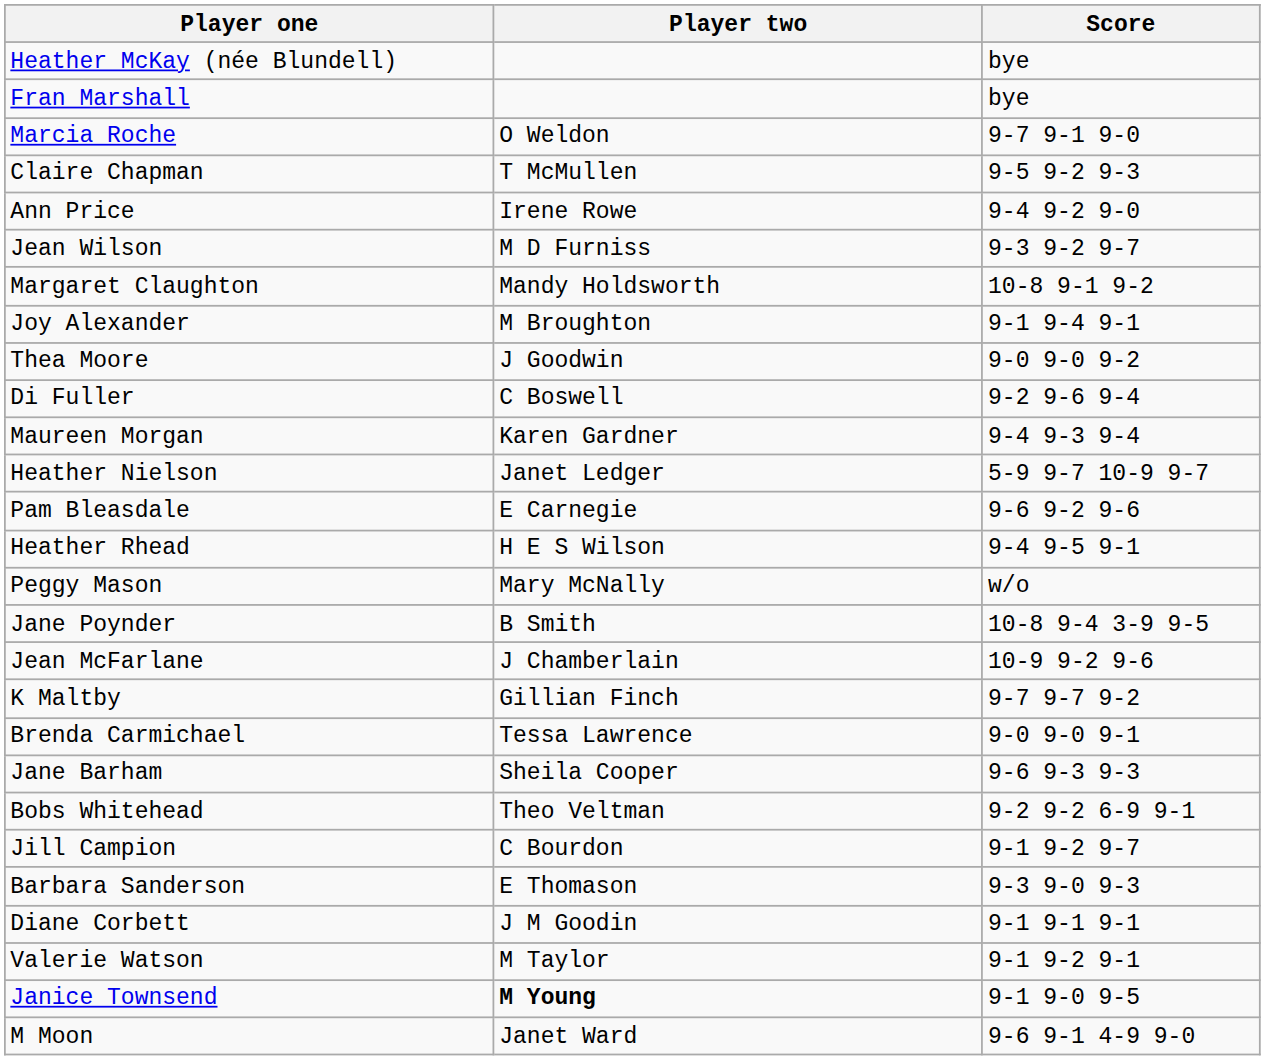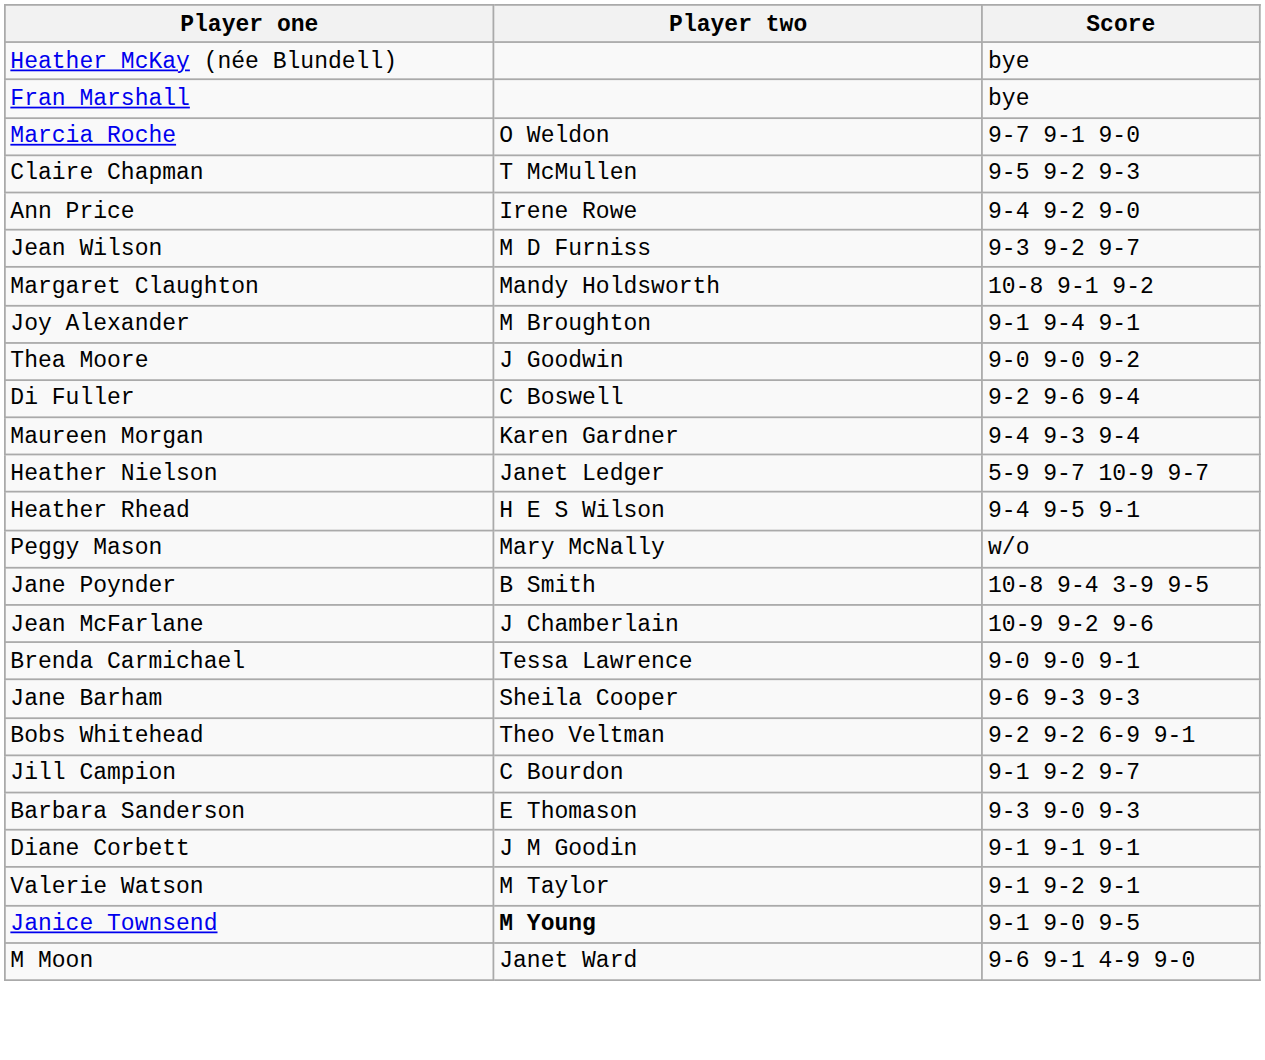- row: (100, 511)
- row: (66, 699)
